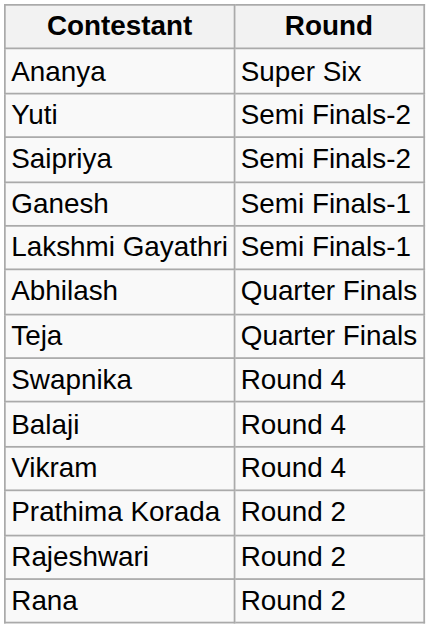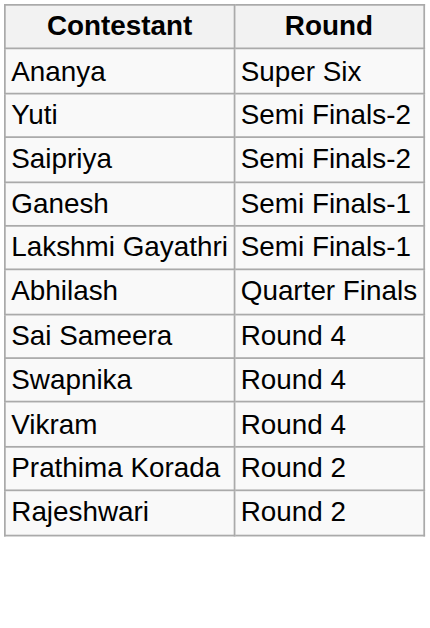- row: (37, 335)
+ row: (92, 335)
- row: (45, 423)
- row: (45, 600)
